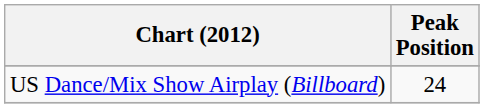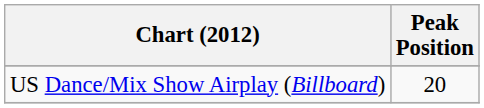(435, 84) 24 -> (435, 84) 20
